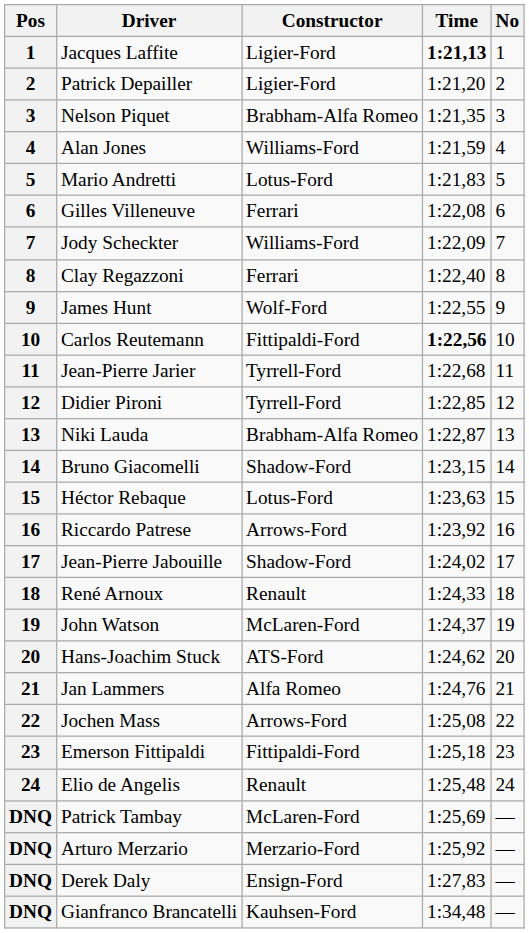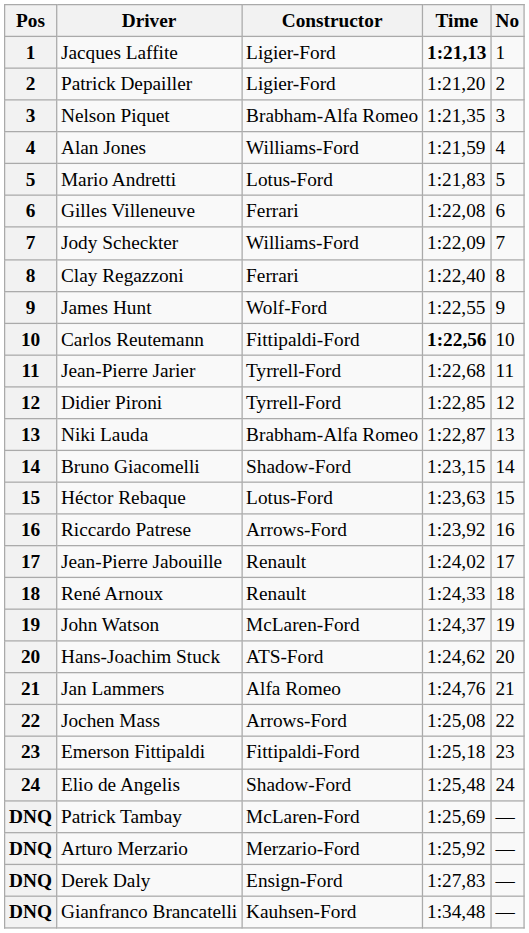(299, 561) Shadow-Ford -> (276, 561) Renault
(276, 784) Renault -> (299, 784) Shadow-Ford
